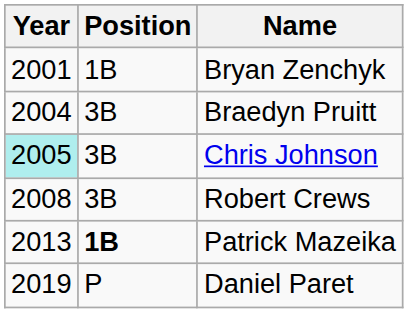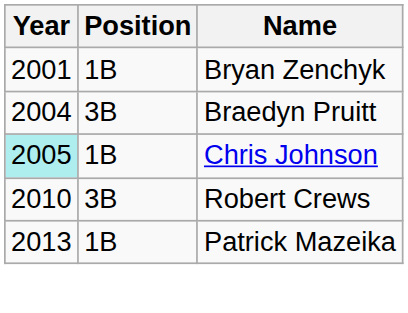(101, 155) 3B -> (101, 155) 1B
(41, 198) 2008 -> (41, 198) 2010
(102, 241) bold -> (101, 241) normal
- row: (279, 284)
